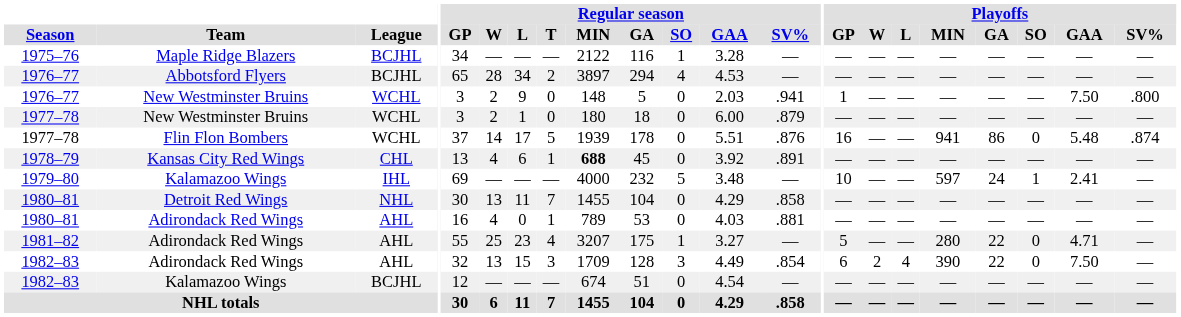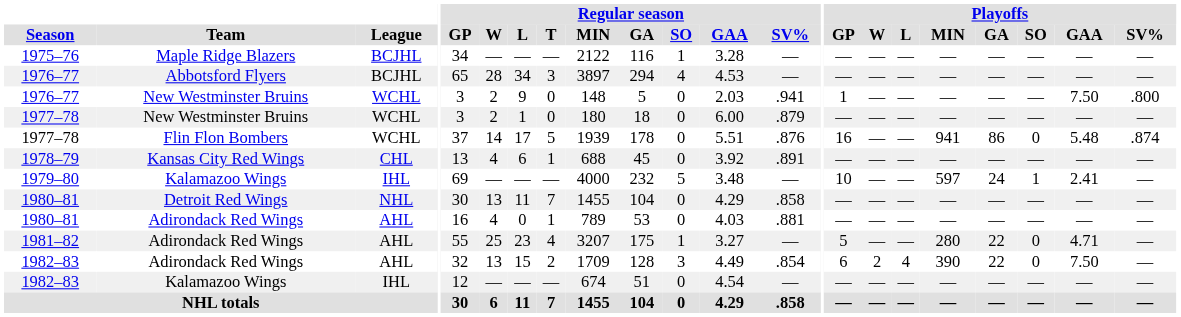(551, 76) 2 -> (551, 76) 3
(593, 158) bold -> (593, 158) normal
(551, 261) 3 -> (551, 261) 2
(396, 282) BCJHL -> (396, 282) IHL
